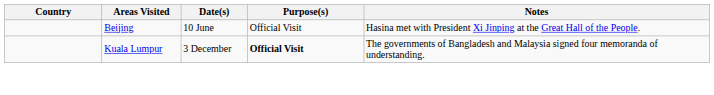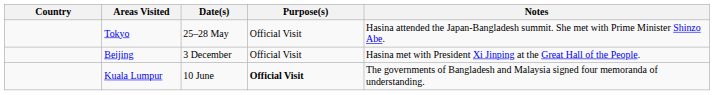+ row: (117, 33)
(199, 28) 10 June -> (207, 54) 3 December
(207, 49) 3 December -> (199, 76) 10 June
